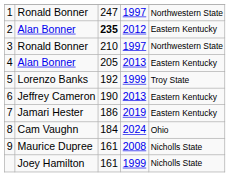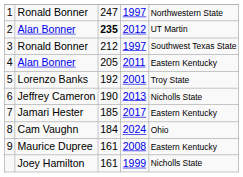(184, 29) Eastern Kentucky -> (169, 29) UT Martin
(109, 46) 210 -> (109, 46) 212
(187, 46) Northwestern State -> (194, 46) Southwest Texas State
(134, 63) 2013 -> (134, 63) 2011
(134, 79) 1999 -> (134, 79) 2001
(184, 96) Eastern Kentucky -> (176, 96) Nicholls State
(109, 113) 186 -> (109, 113) 185
(134, 113) 2019 -> (134, 113) 2017
(176, 147) Nicholls State -> (184, 147) Eastern Kentucky
